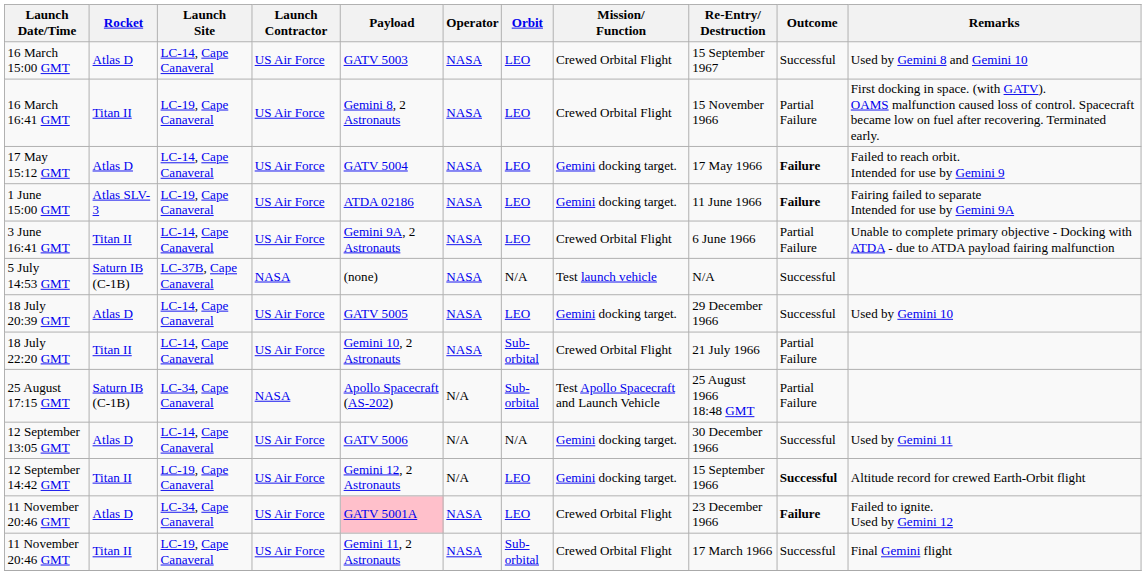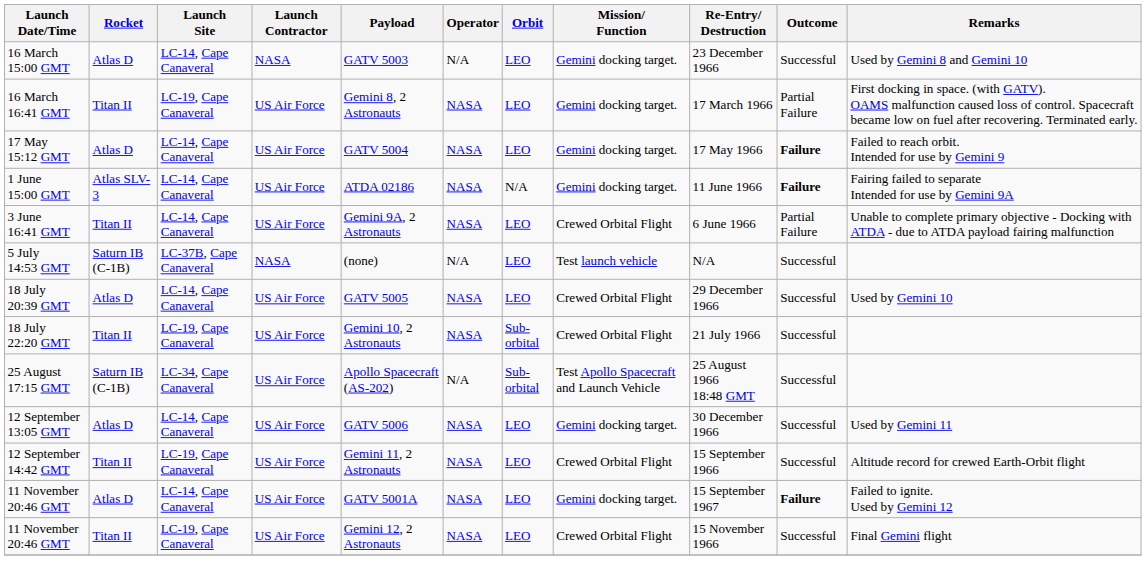(290, 60) US Air Force -> (273, 60) NASA
(464, 60) NASA -> (458, 60) N/A
(614, 60) Crewed Orbital Flight -> (617, 60) Gemini docking target.
(728, 60) 15 September 1967 -> (728, 60) 23 December 1966
(614, 113) Crewed Orbital Flight -> (617, 105) Gemini docking target.
(728, 113) 15 November 1966 -> (733, 105) 17 March 1966
(194, 202) LC-19, Cape Canaveral -> (195, 187) LC-14, Cape Canaveral
(518, 202) LEO -> (516, 187) N/A
(464, 276) NASA -> (458, 261) N/A
(516, 276) N/A -> (518, 261) LEO
(616, 313) Gemini docking target. -> (614, 298) Crewed Orbital Flight
(194, 351) LC-14, Cape Canaveral -> (195, 335) LC-19, Cape Canaveral
(798, 351) Partial Failure -> (808, 335) Successful
(273, 395) NASA -> (290, 380) US Air Force
(798, 395) Partial Failure -> (808, 380) Successful
(458, 440) N/A -> (464, 425) NASA
(516, 440) N/A -> (518, 425) LEO
(378, 477) Gemini 12, 2 Astronauts -> (378, 462) Gemini 11, 2 Astronauts
(458, 477) N/A -> (464, 462) NASA
(616, 477) Gemini docking target. -> (614, 462) Crewed Orbital Flight
(808, 477) bold -> (808, 462) normal
(194, 514) LC-34, Cape Canaveral -> (195, 499) LC-14, Cape Canaveral
(380, 514) pink background -> (381, 499) no background
(614, 514) Crewed Orbital Flight -> (617, 499) Gemini docking target.
(727, 514) 23 December 1966 -> (729, 499) 15 September 1967
(378, 551) Gemini 11, 2 Astronauts -> (378, 536) Gemini 12, 2 Astronauts
(522, 551) Sub-orbital -> (518, 536) LEO
(732, 551) 17 March 1966 -> (728, 536) 15 November 1966
